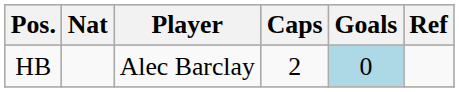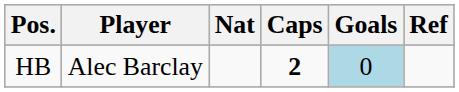columns swapped: (88, 24) <-> (187, 24)
(295, 65) normal -> (295, 65) bold
